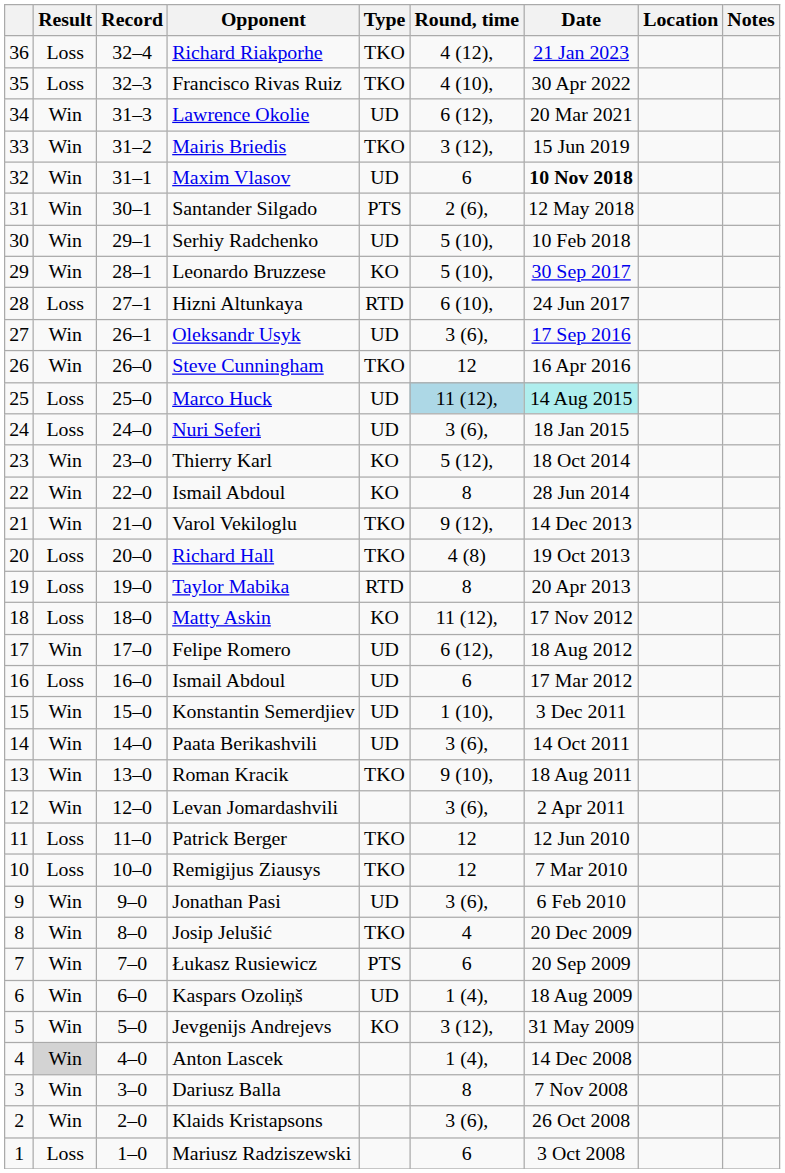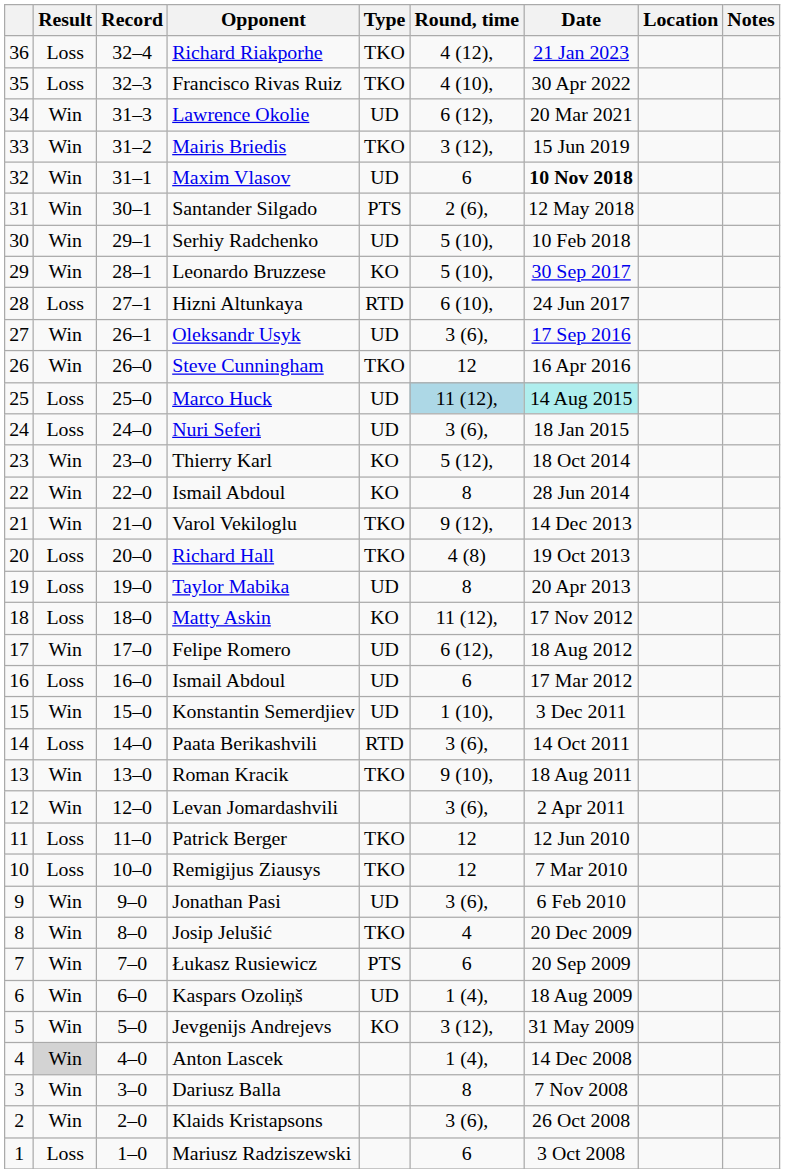(384, 586) RTD -> (384, 586) UD
(65, 743) Win -> (65, 743) Loss
(384, 743) UD -> (384, 743) RTD
